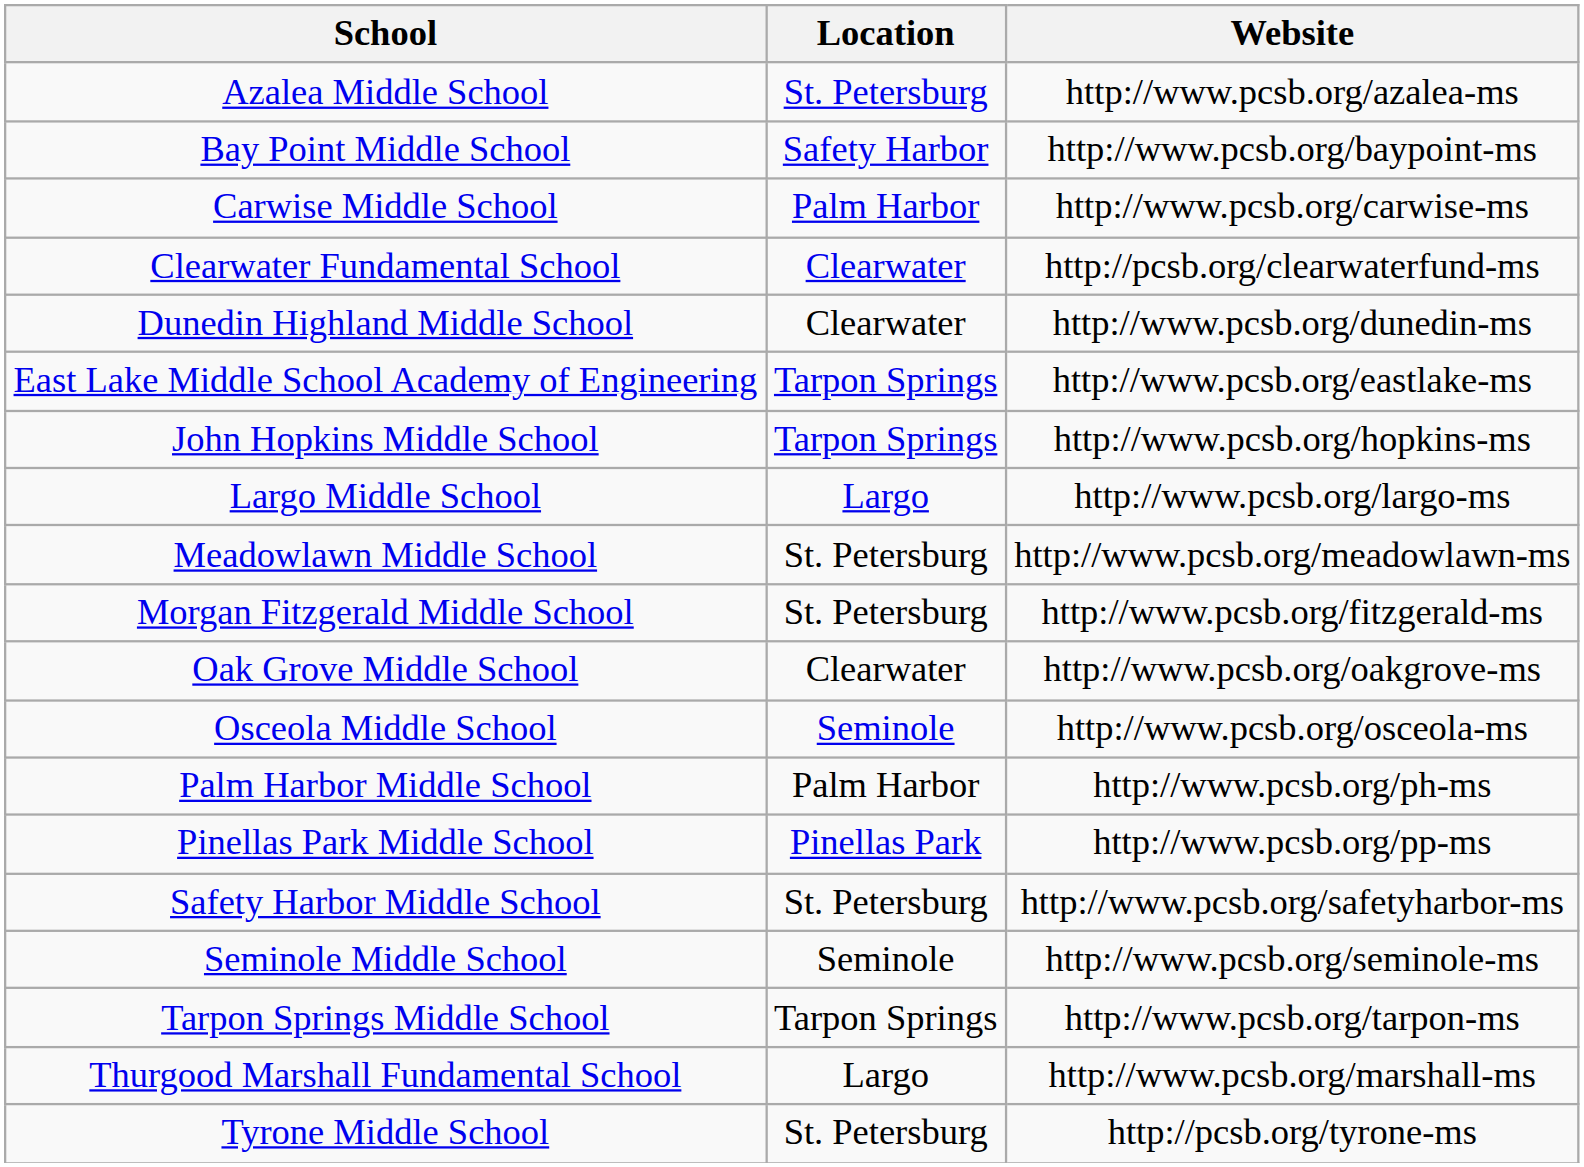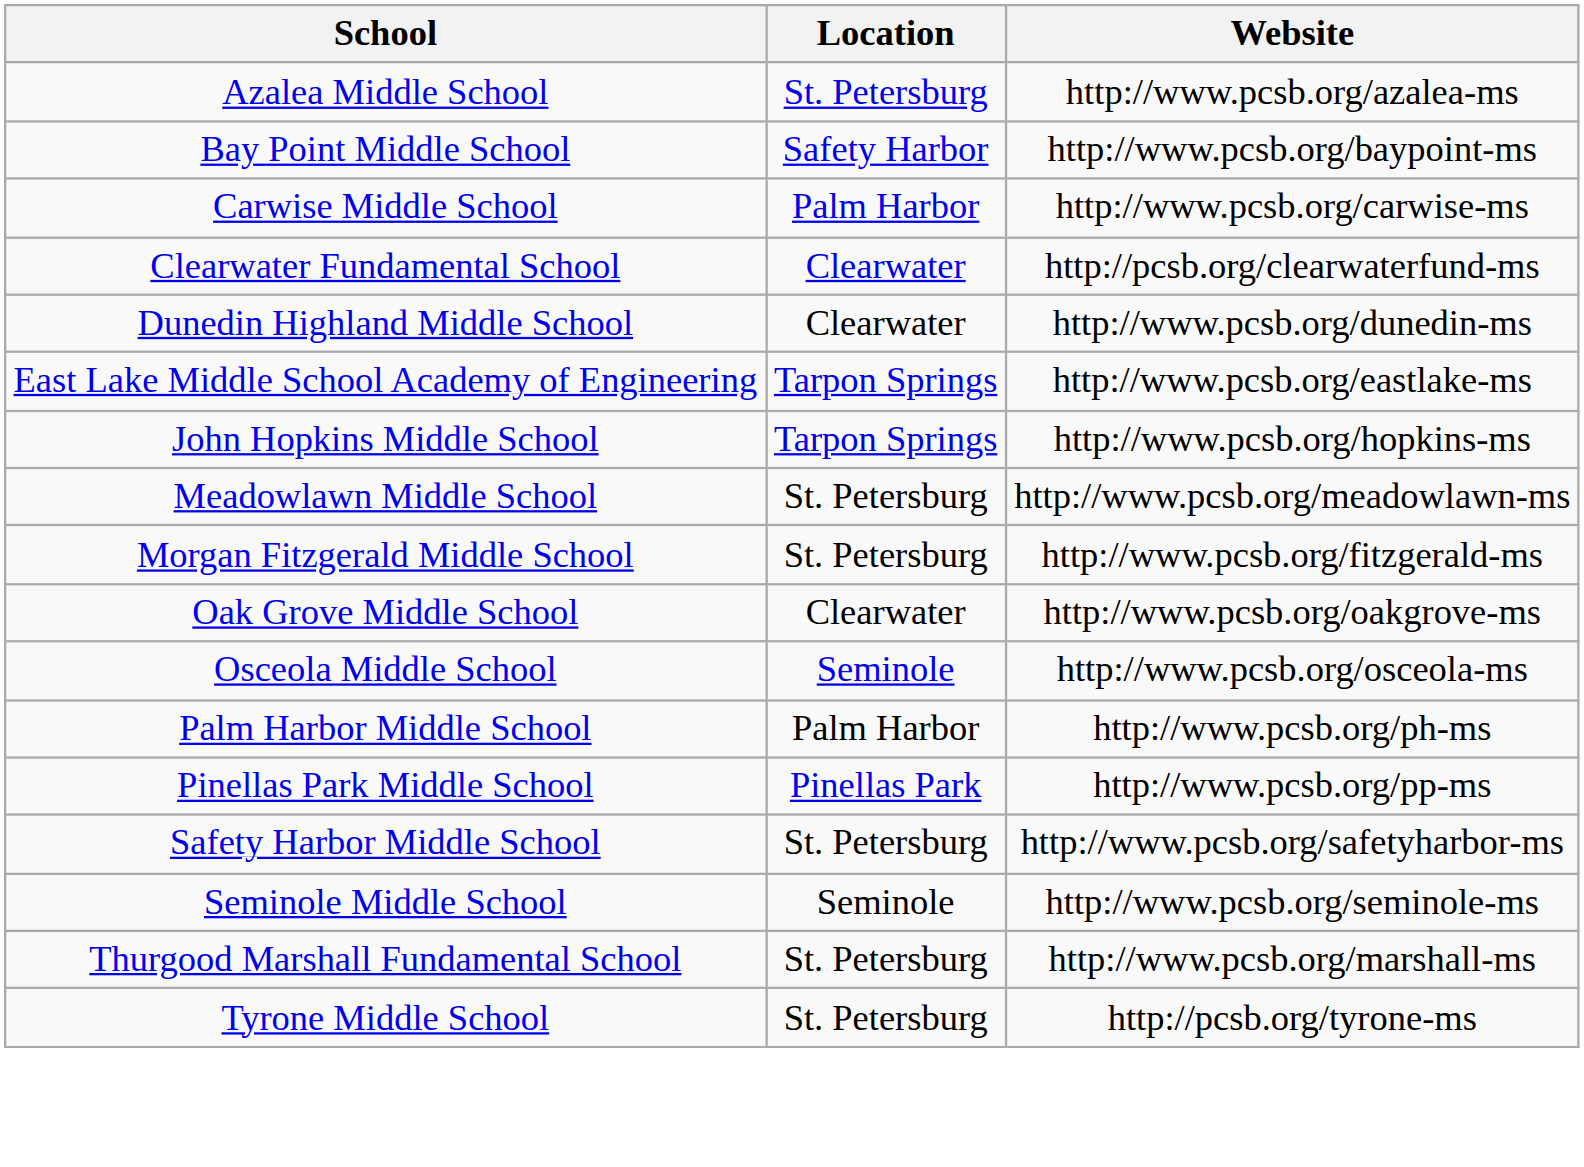- row: (385, 496)
- row: (385, 1016)
(886, 1074) Largo -> (886, 959) St. Petersburg
